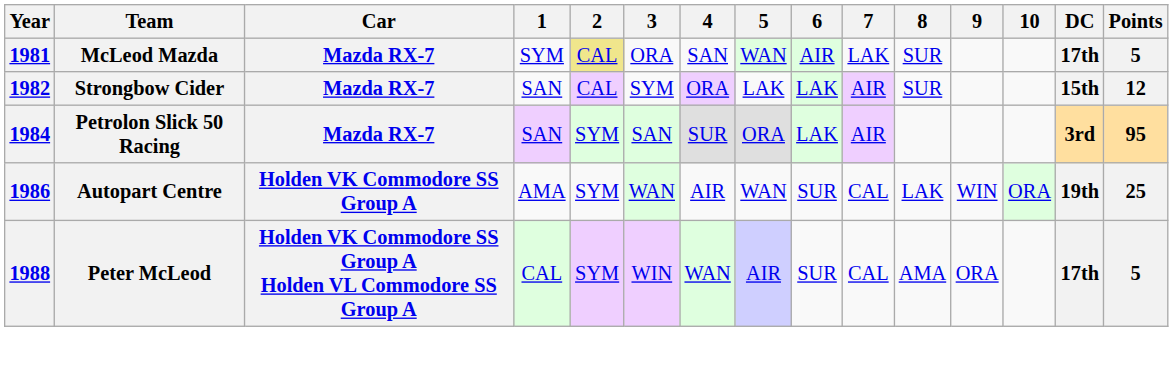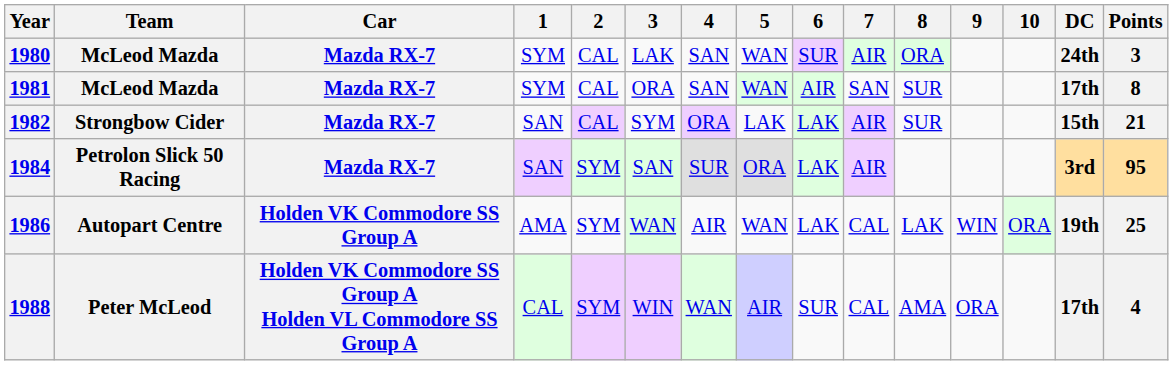+ row: (30, 55)
(597, 55) khaki background -> (598, 88) no background
(868, 55) LAK -> (869, 88) SAN
(1136, 55) 5 -> (1136, 88) 8
(1136, 88) 12 -> (1136, 122) 21
(817, 191) SUR -> (818, 225) LAK
(1136, 273) 5 -> (1136, 307) 4
